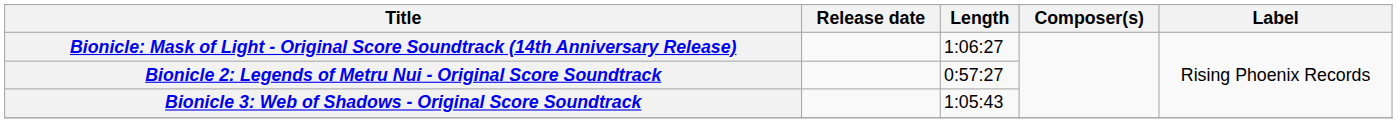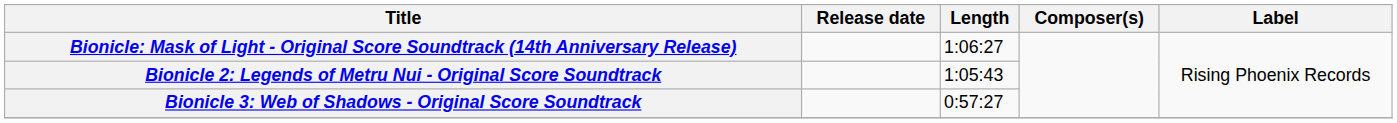(974, 74) 0:57:27 -> (974, 74) 1:05:43
(974, 103) 1:05:43 -> (974, 103) 0:57:27
